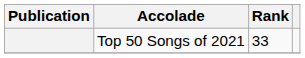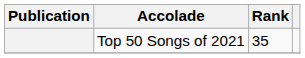(260, 40) 33 -> (260, 40) 35
